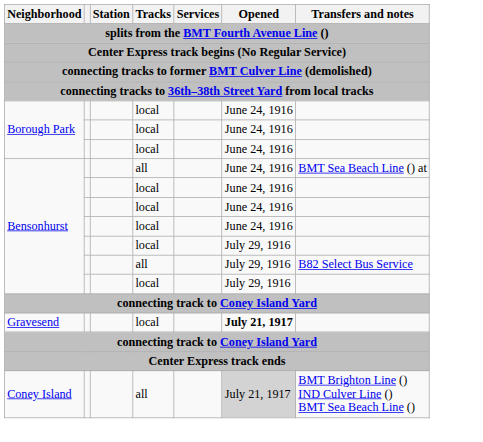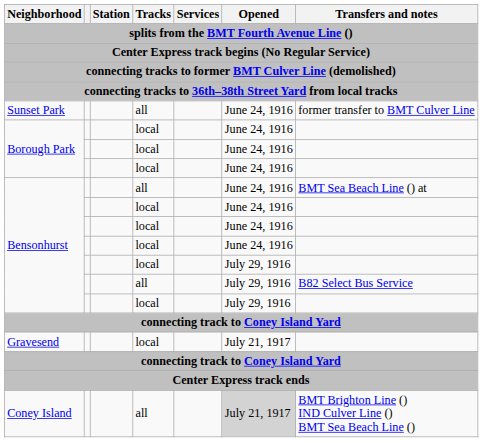+ row: (36, 110)
(259, 322) bold -> (258, 341) normal
